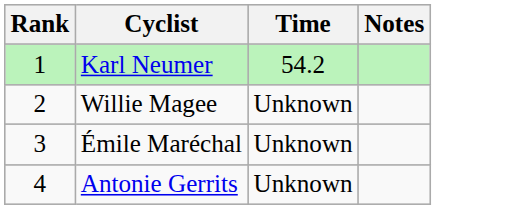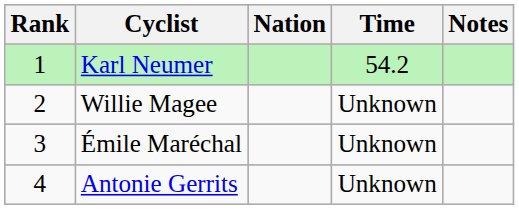+ column: (290, 24)
